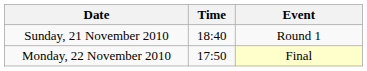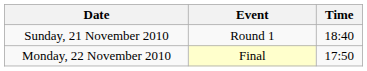columns swapped: (212, 14) <-> (299, 14)
